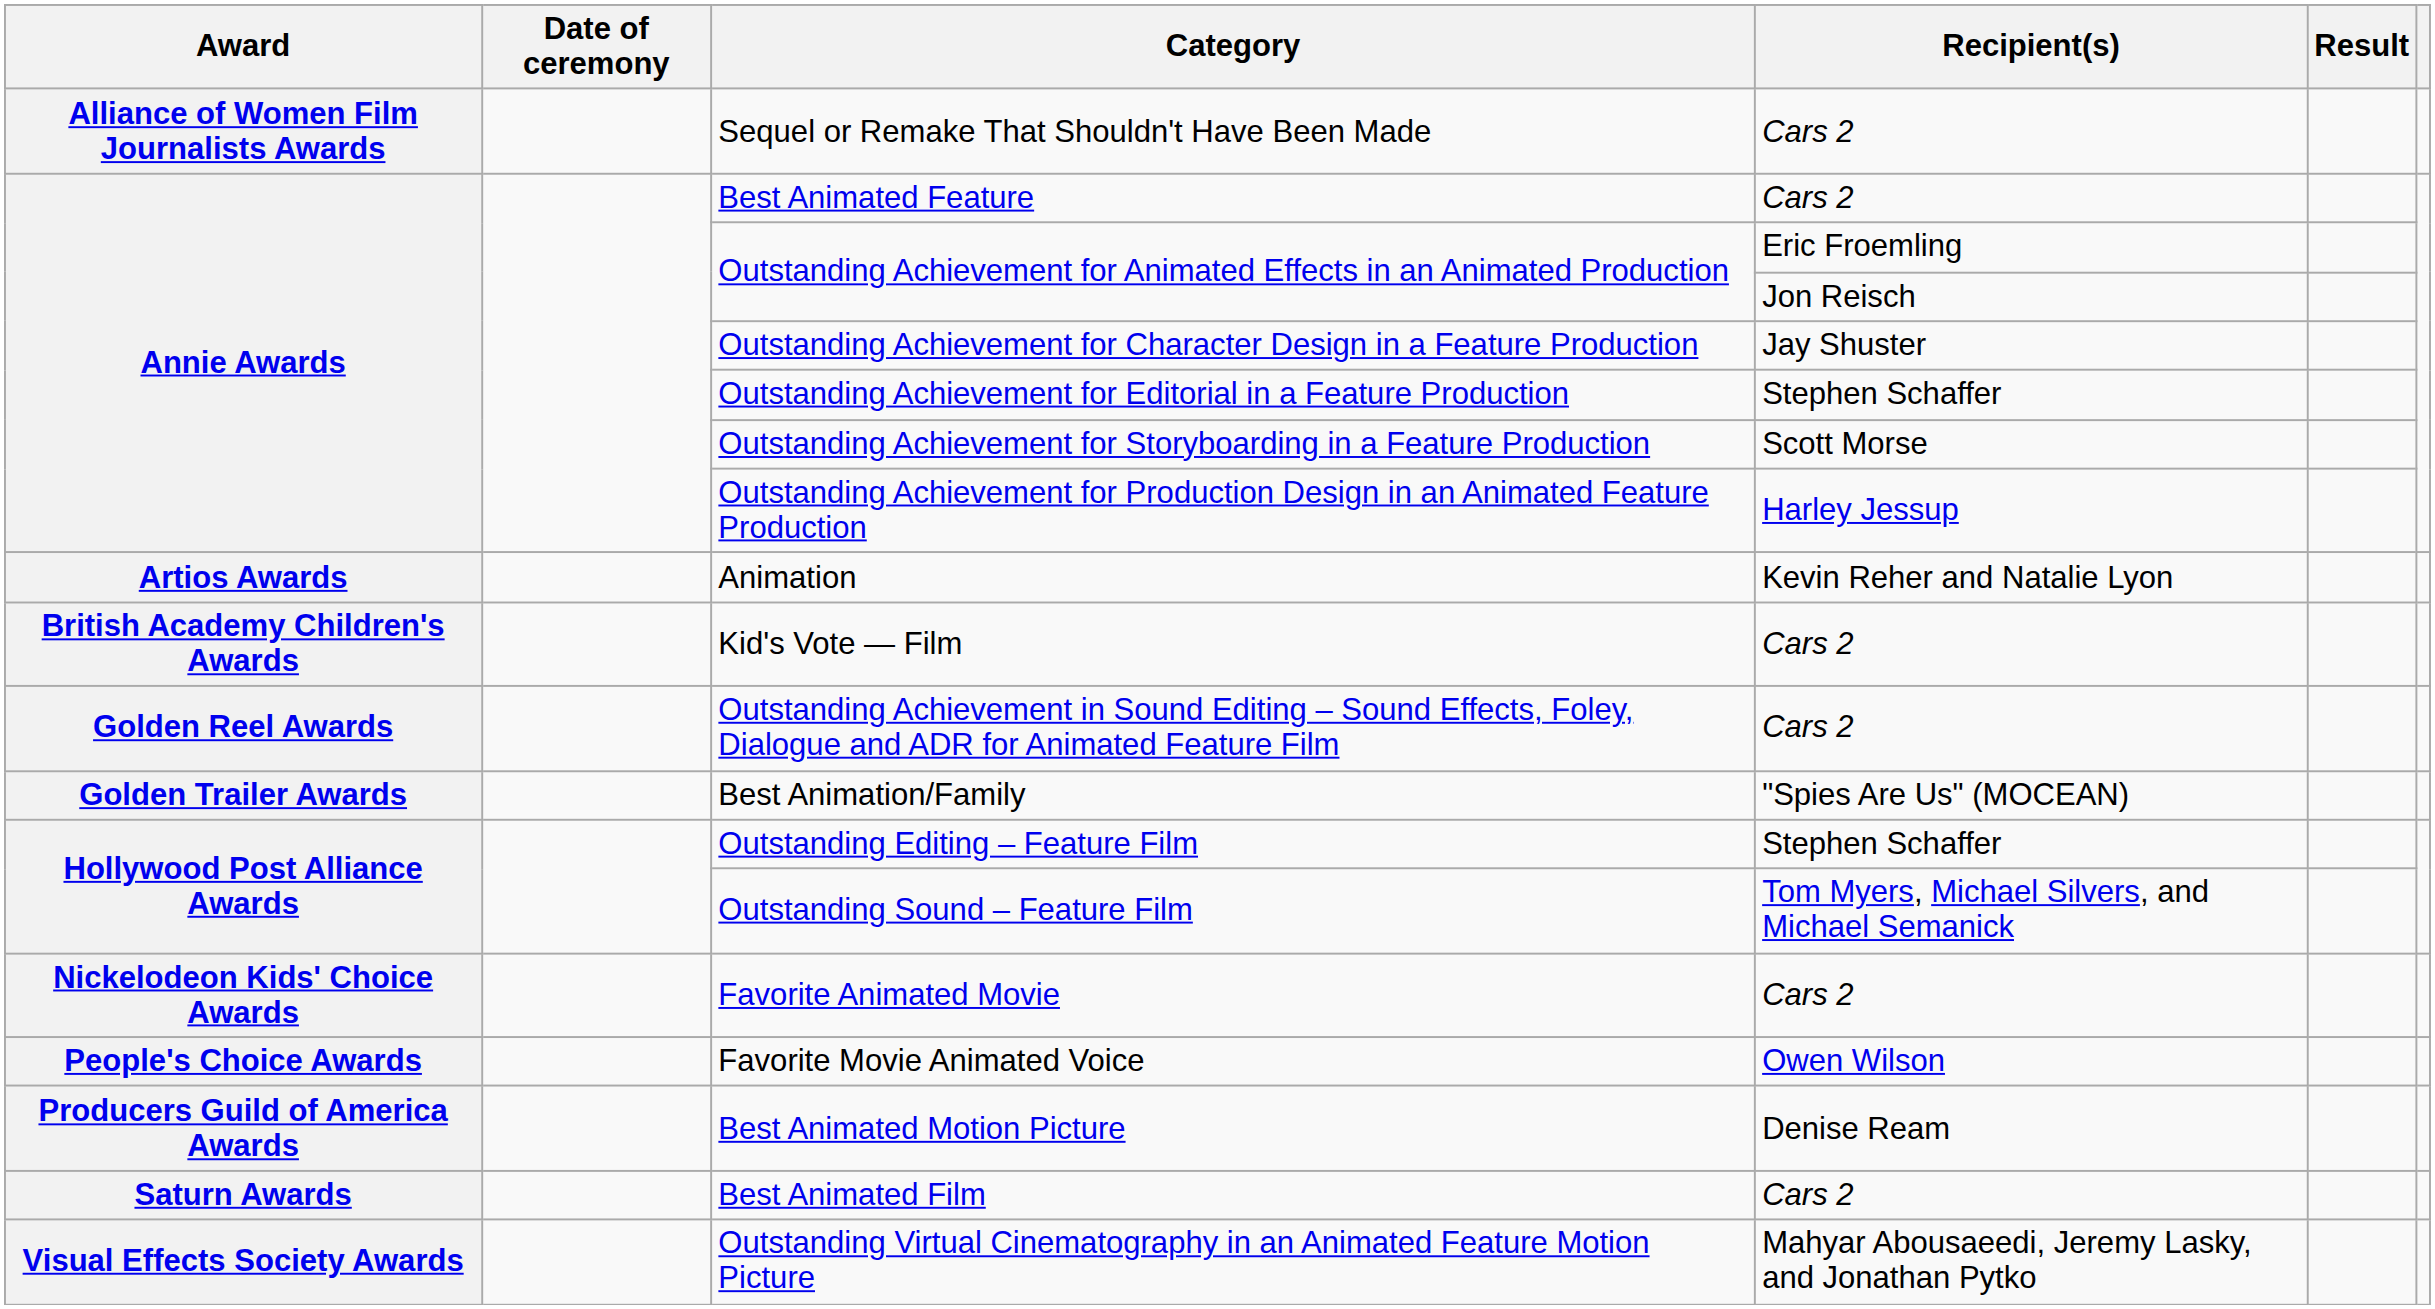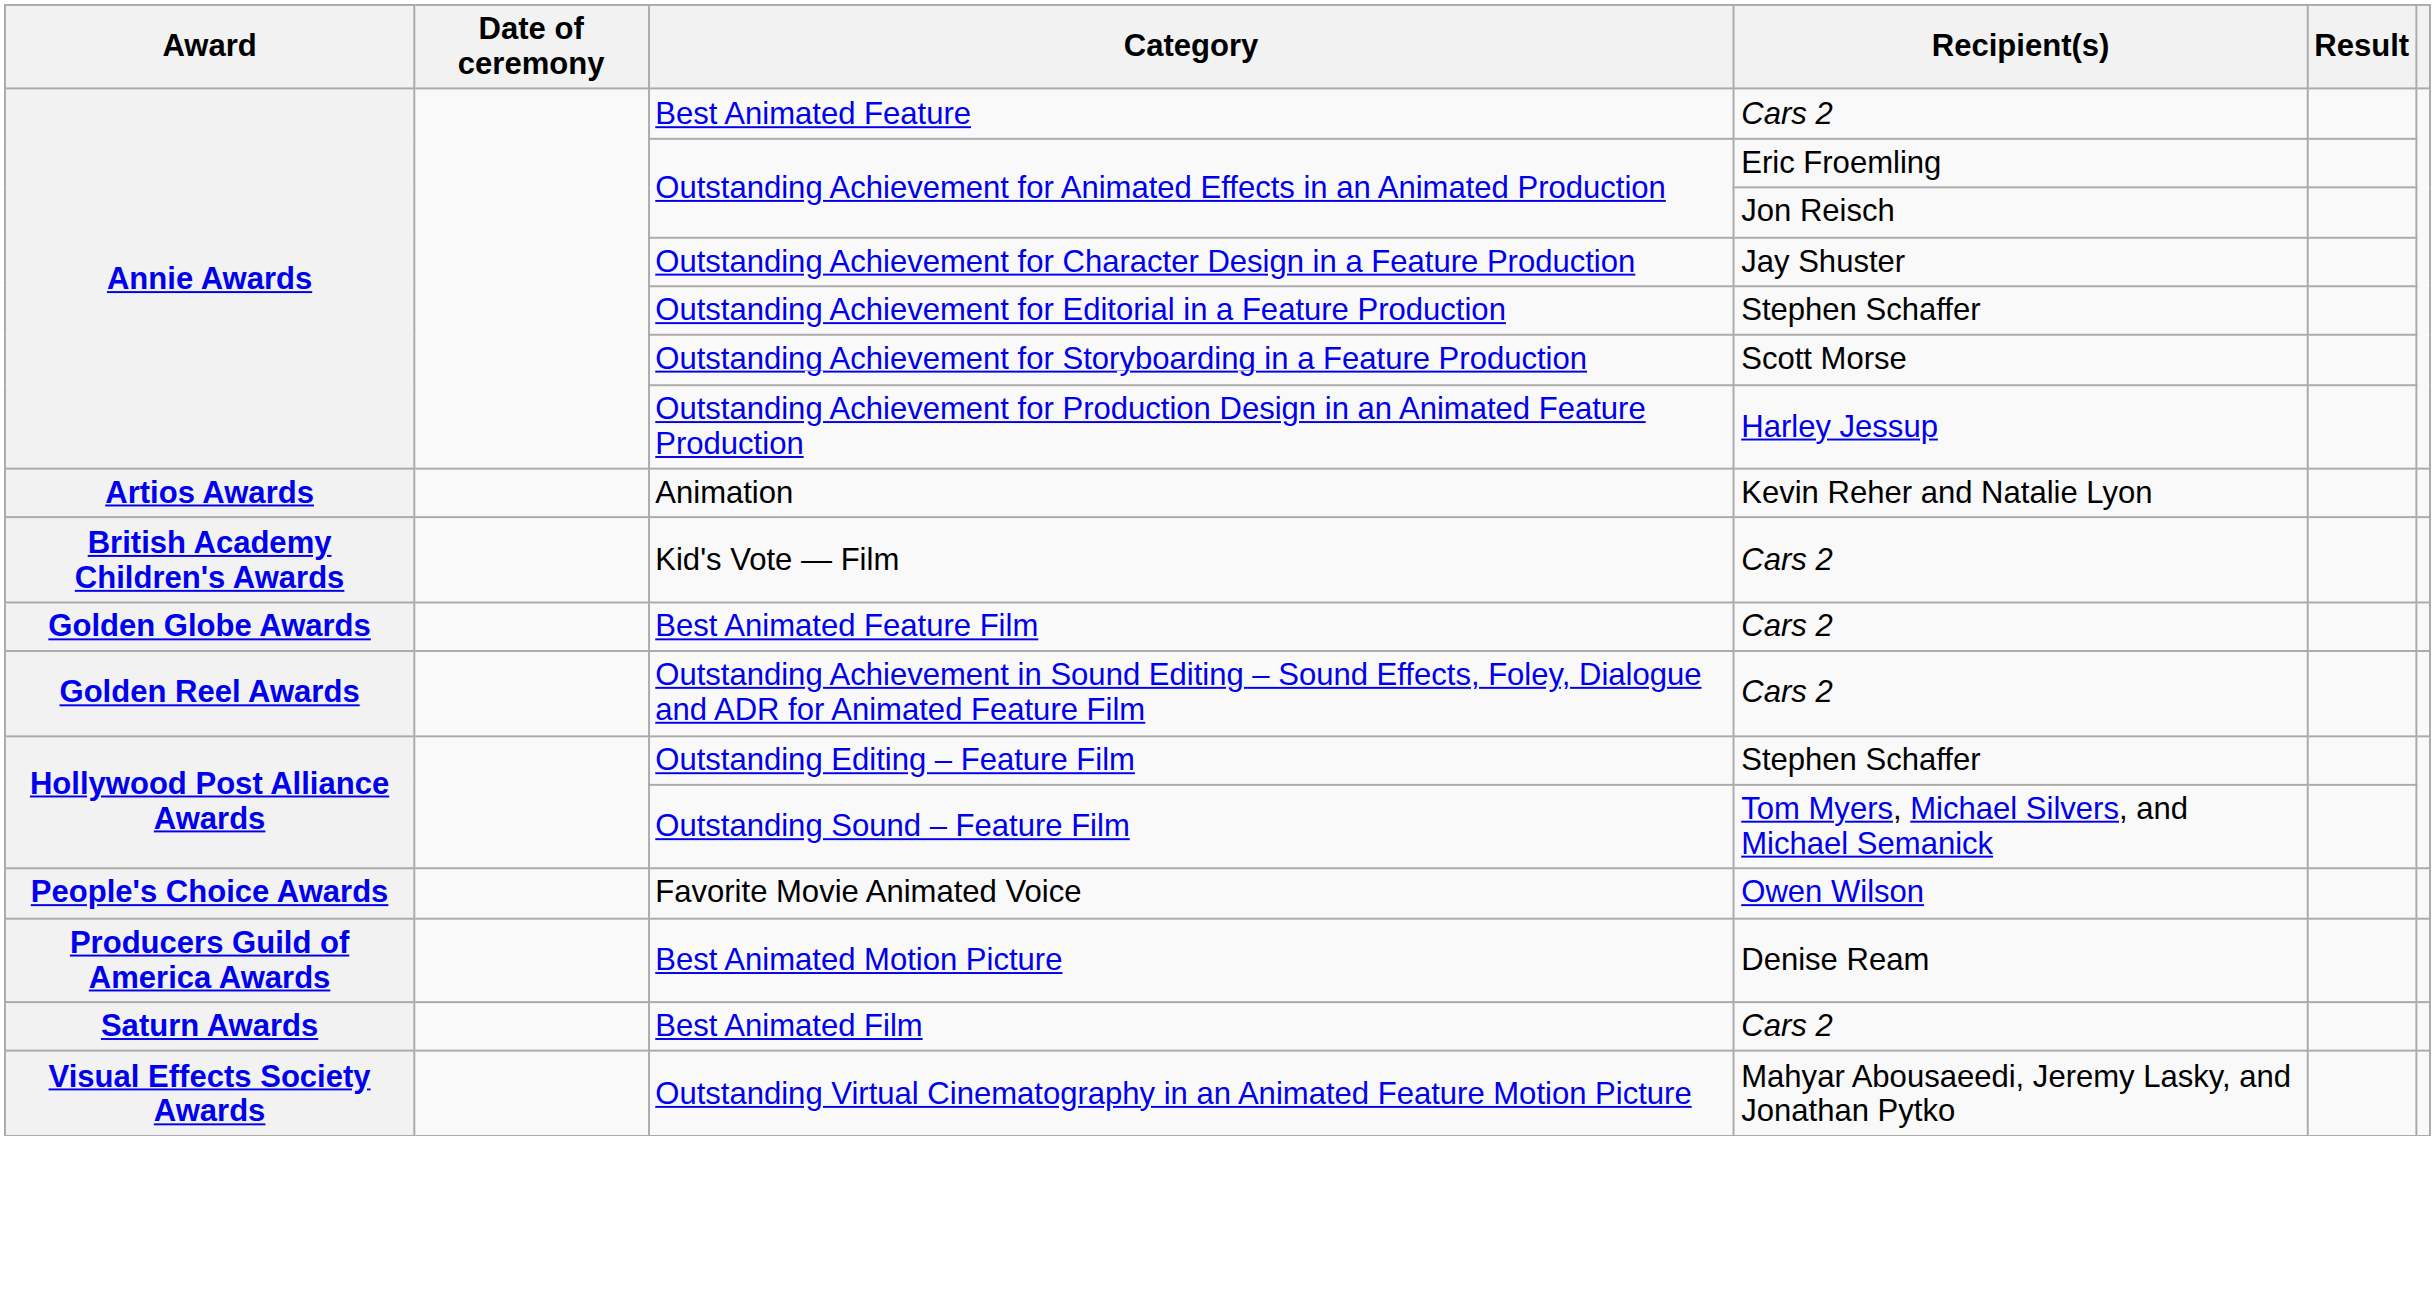- row: (1075, 130)
+ row: (847, 626)
- row: (872, 794)
- row: (889, 994)
